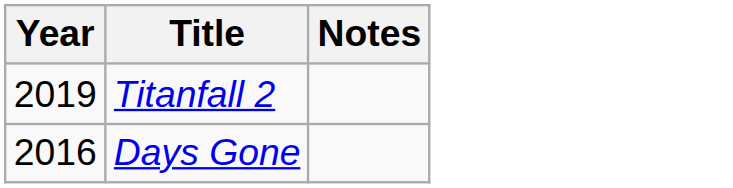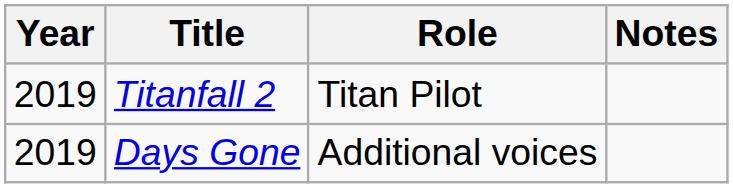+ column: (457, 34)
(55, 152) 2016 -> (55, 152) 2019
